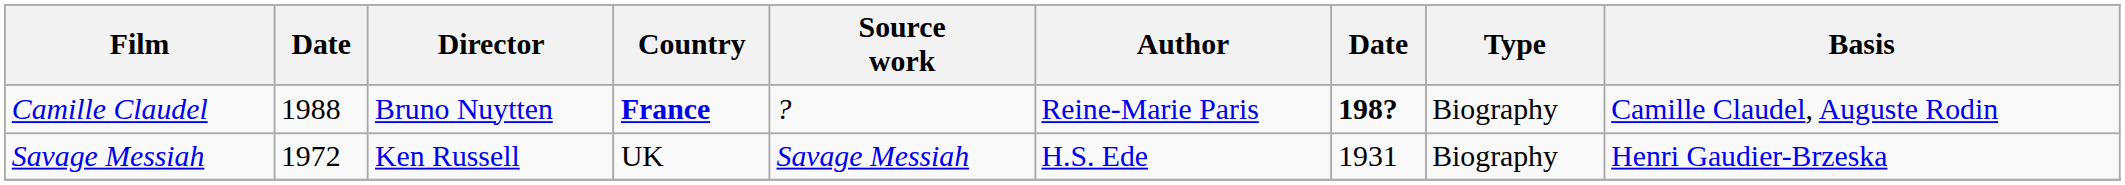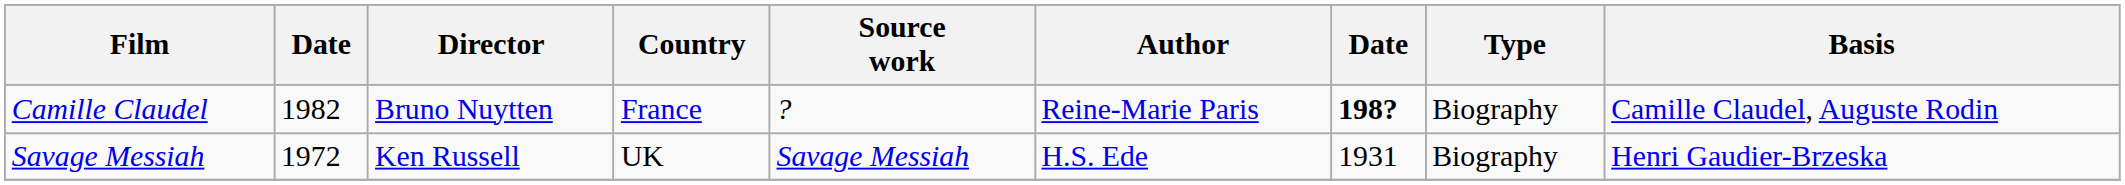(311, 108) 1988 -> (311, 108) 1982
(666, 108) bold -> (661, 108) normal
